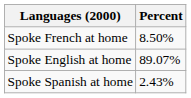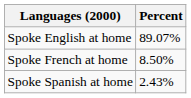rows swapped: (69, 60) <-> (68, 38)
